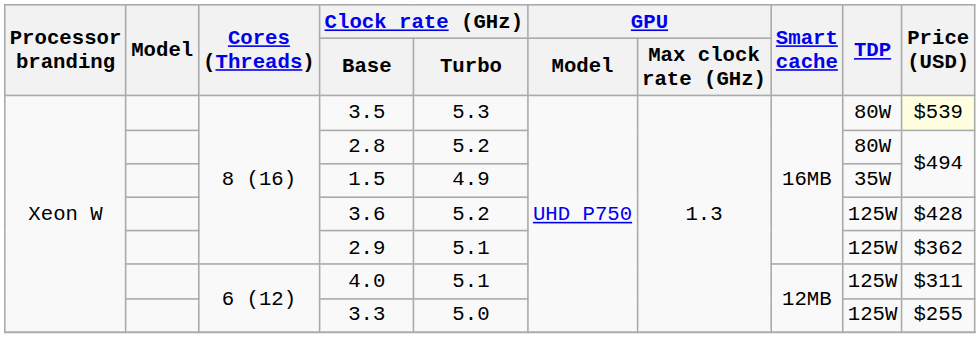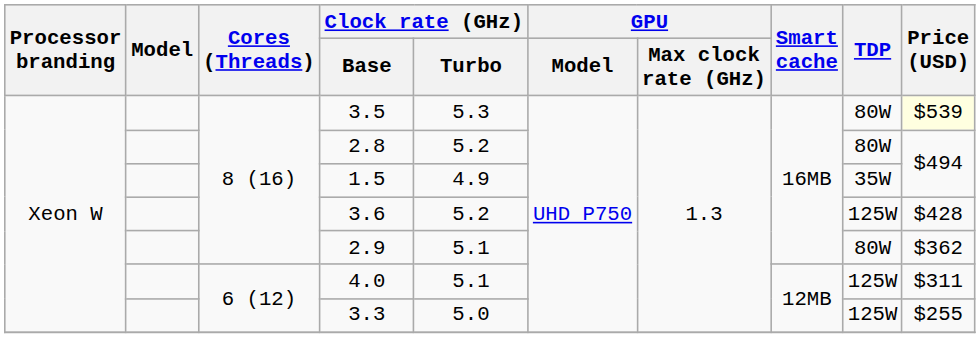(873, 248) 125W -> (873, 248) 80W
